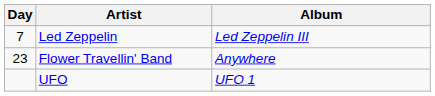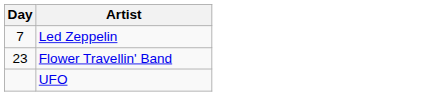- column: (321, 15)
